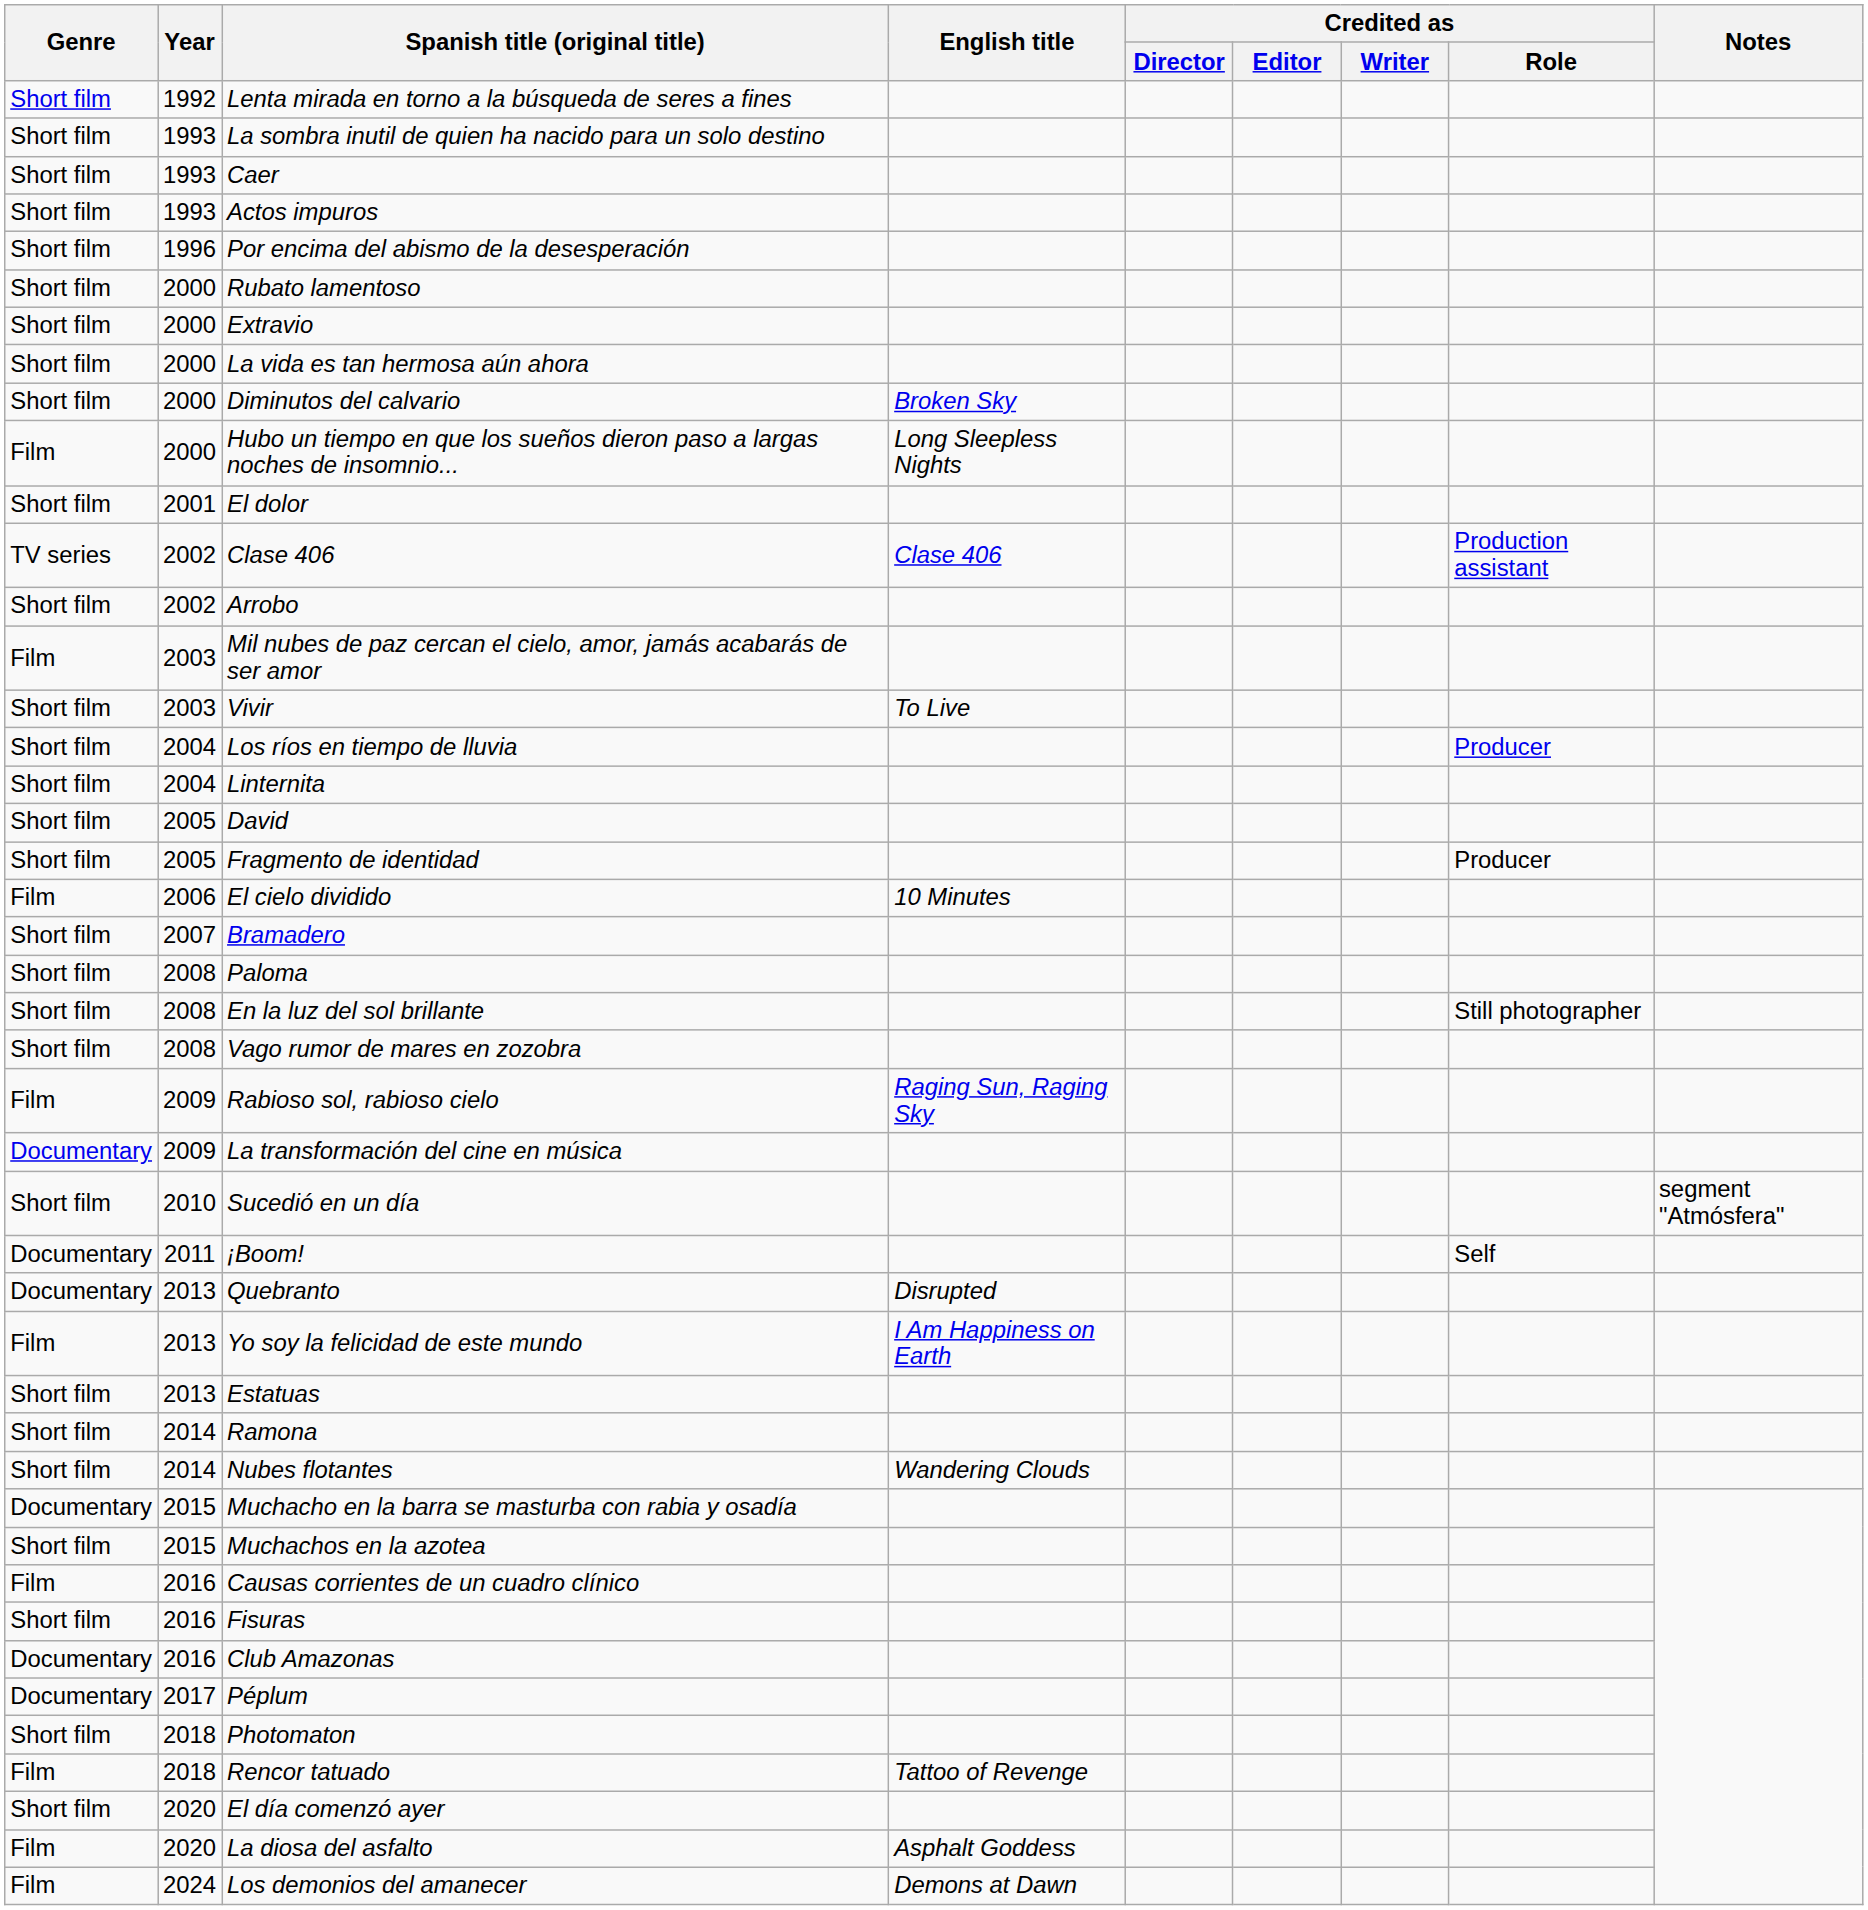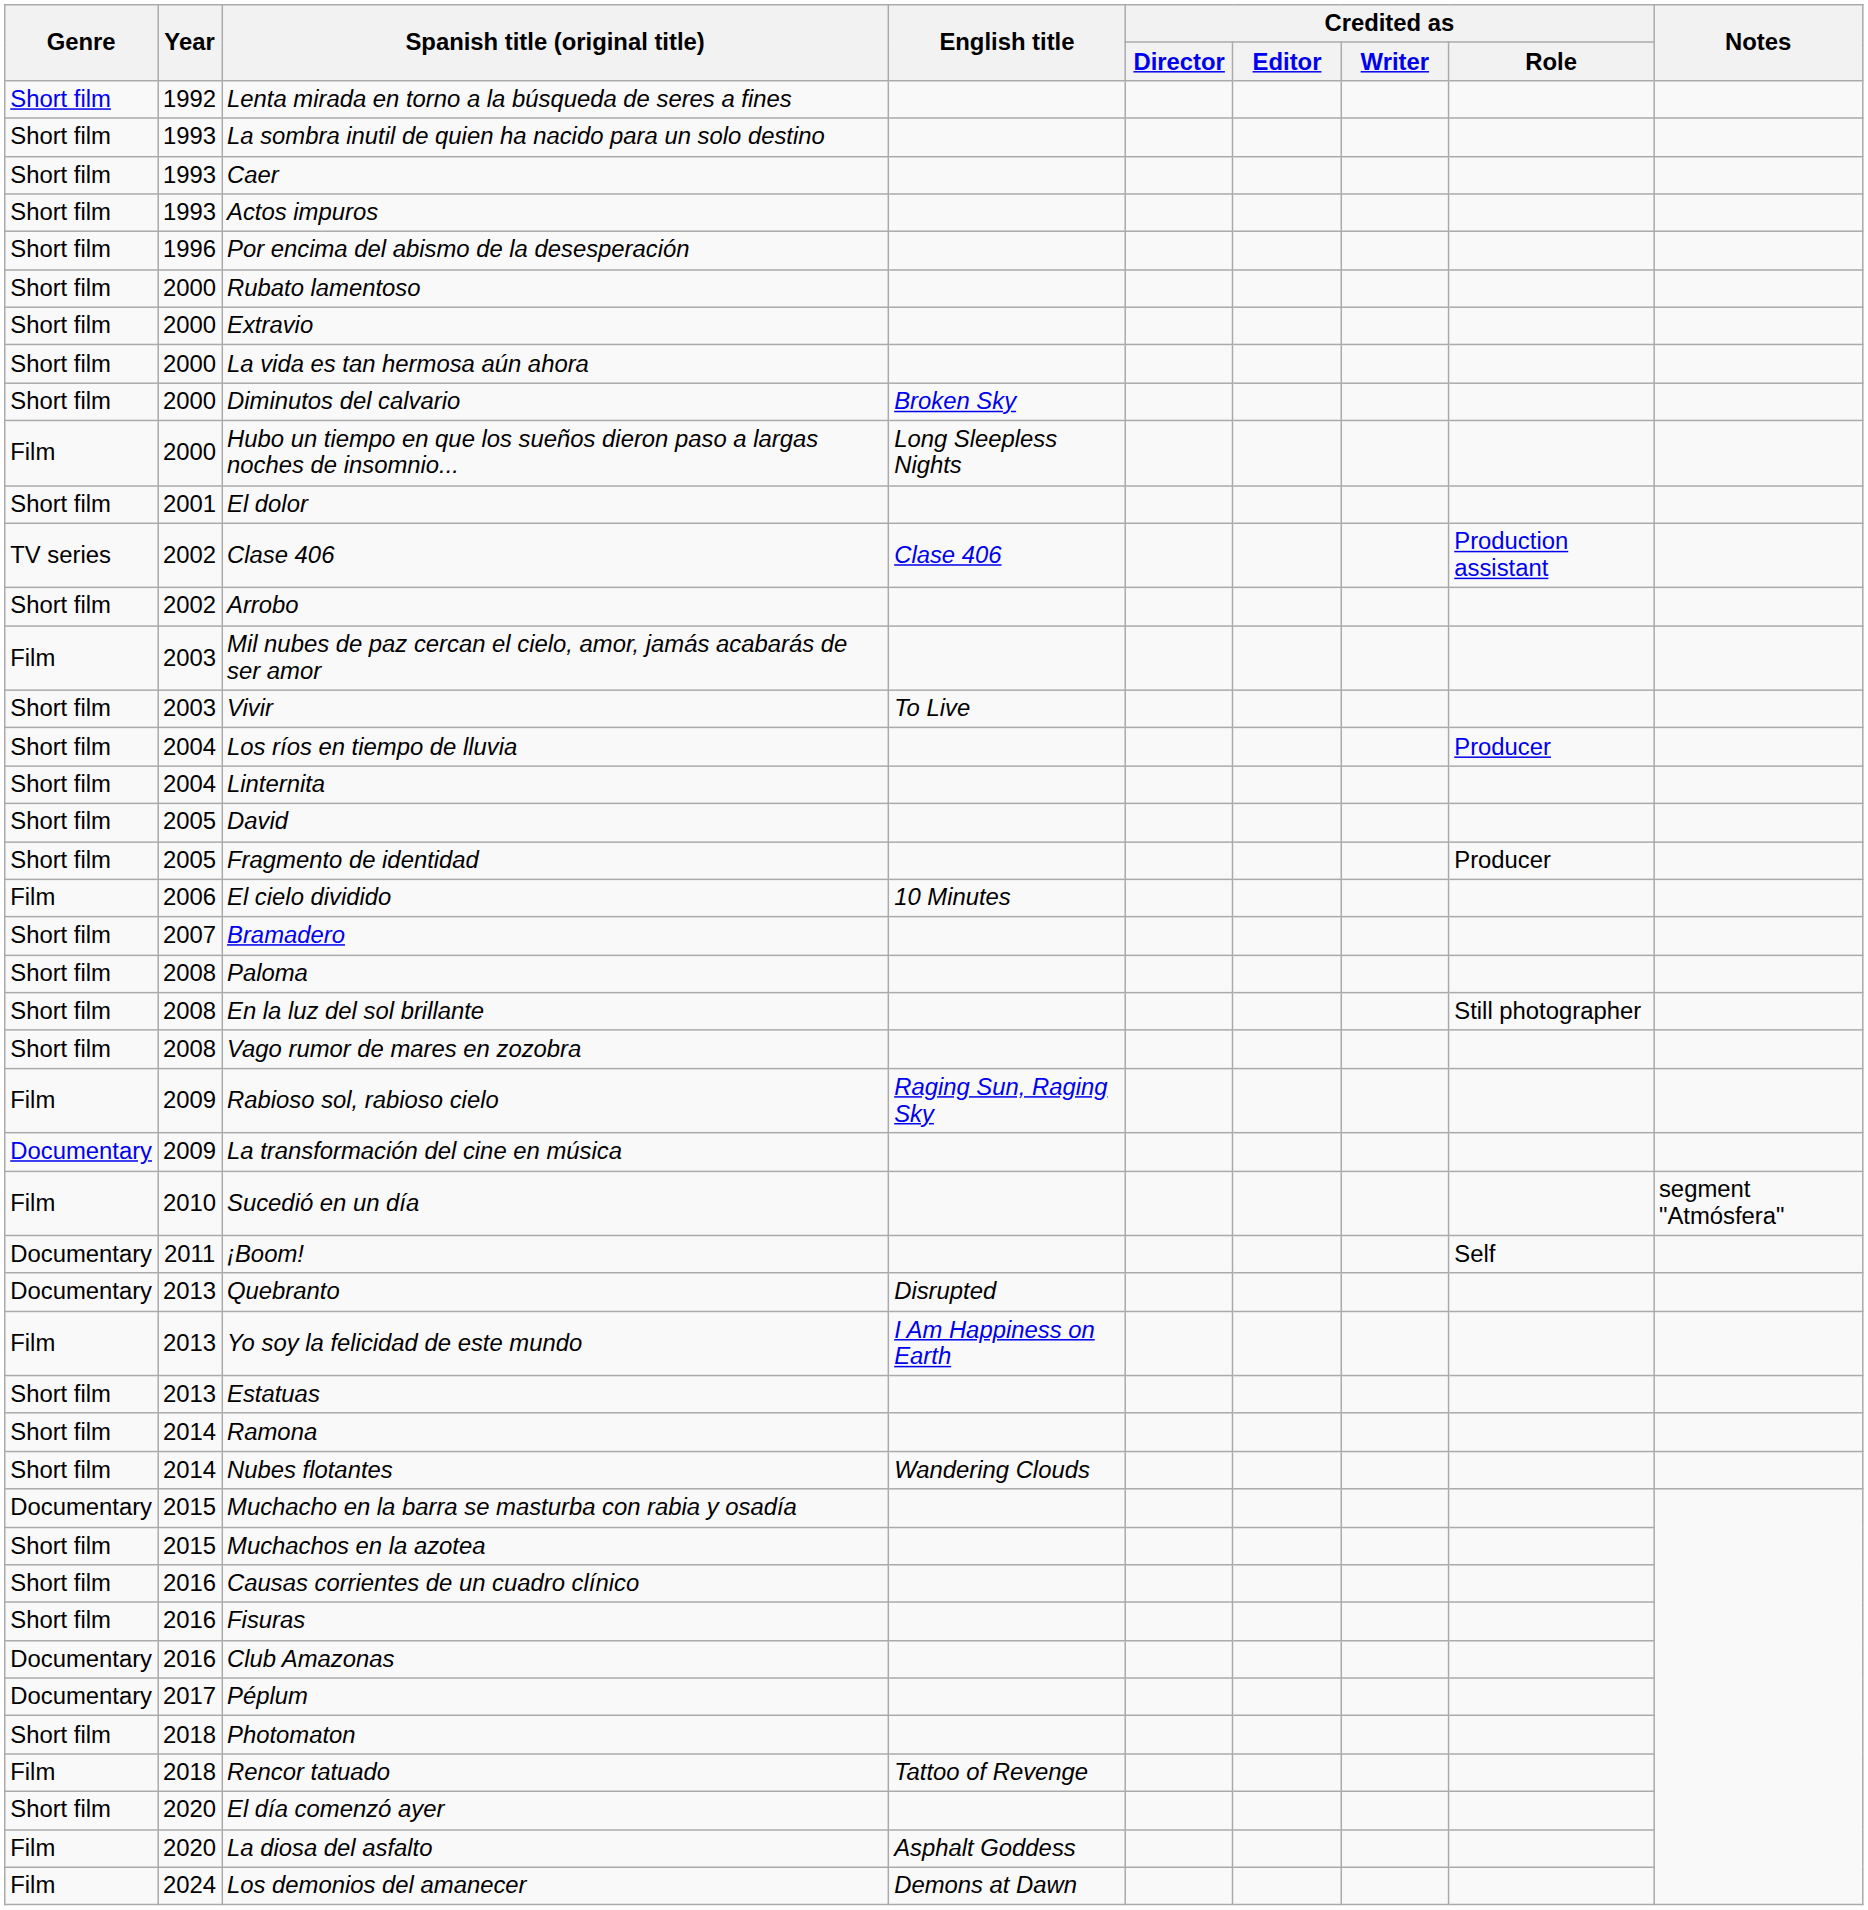(61, 1202) Short film -> (33, 1202) Film
(33, 1583) Film -> (61, 1583) Short film
